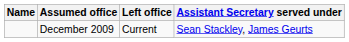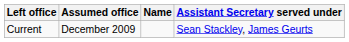columns swapped: (21, 12) <-> (147, 12)
